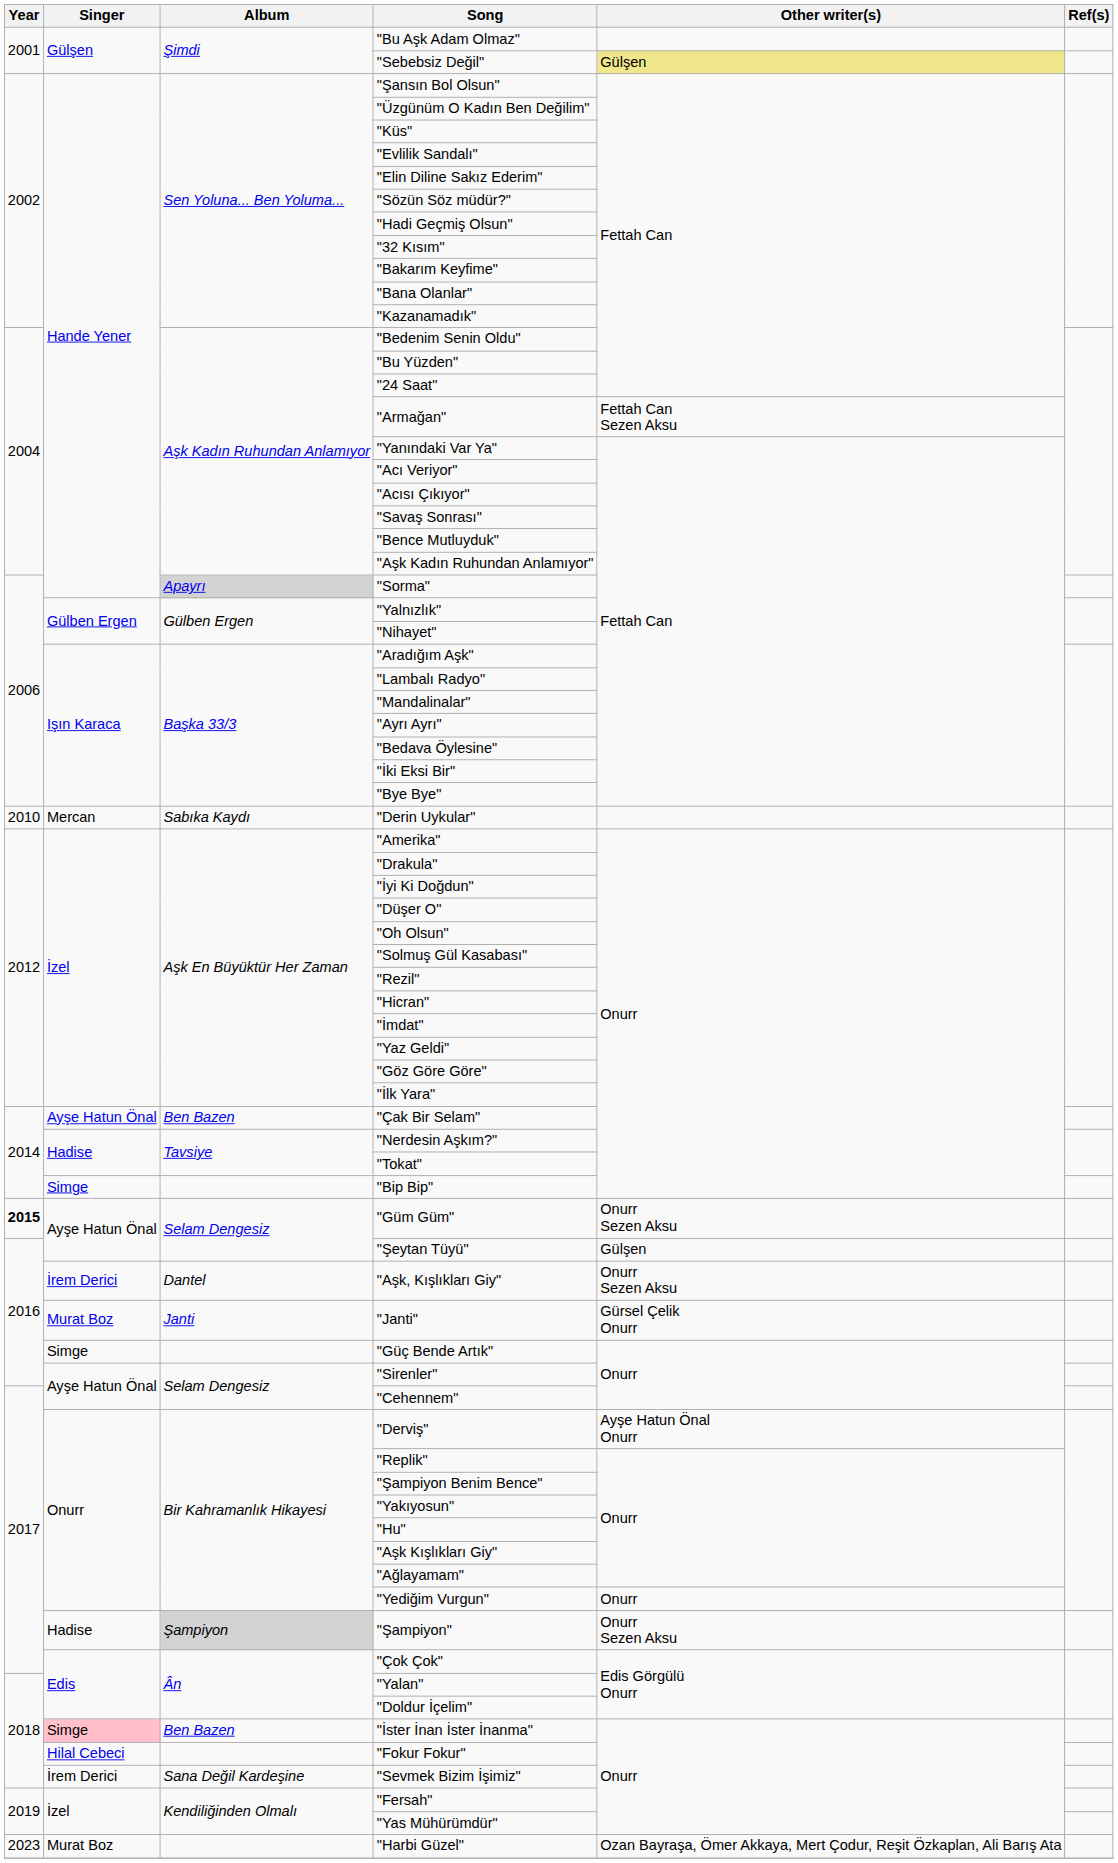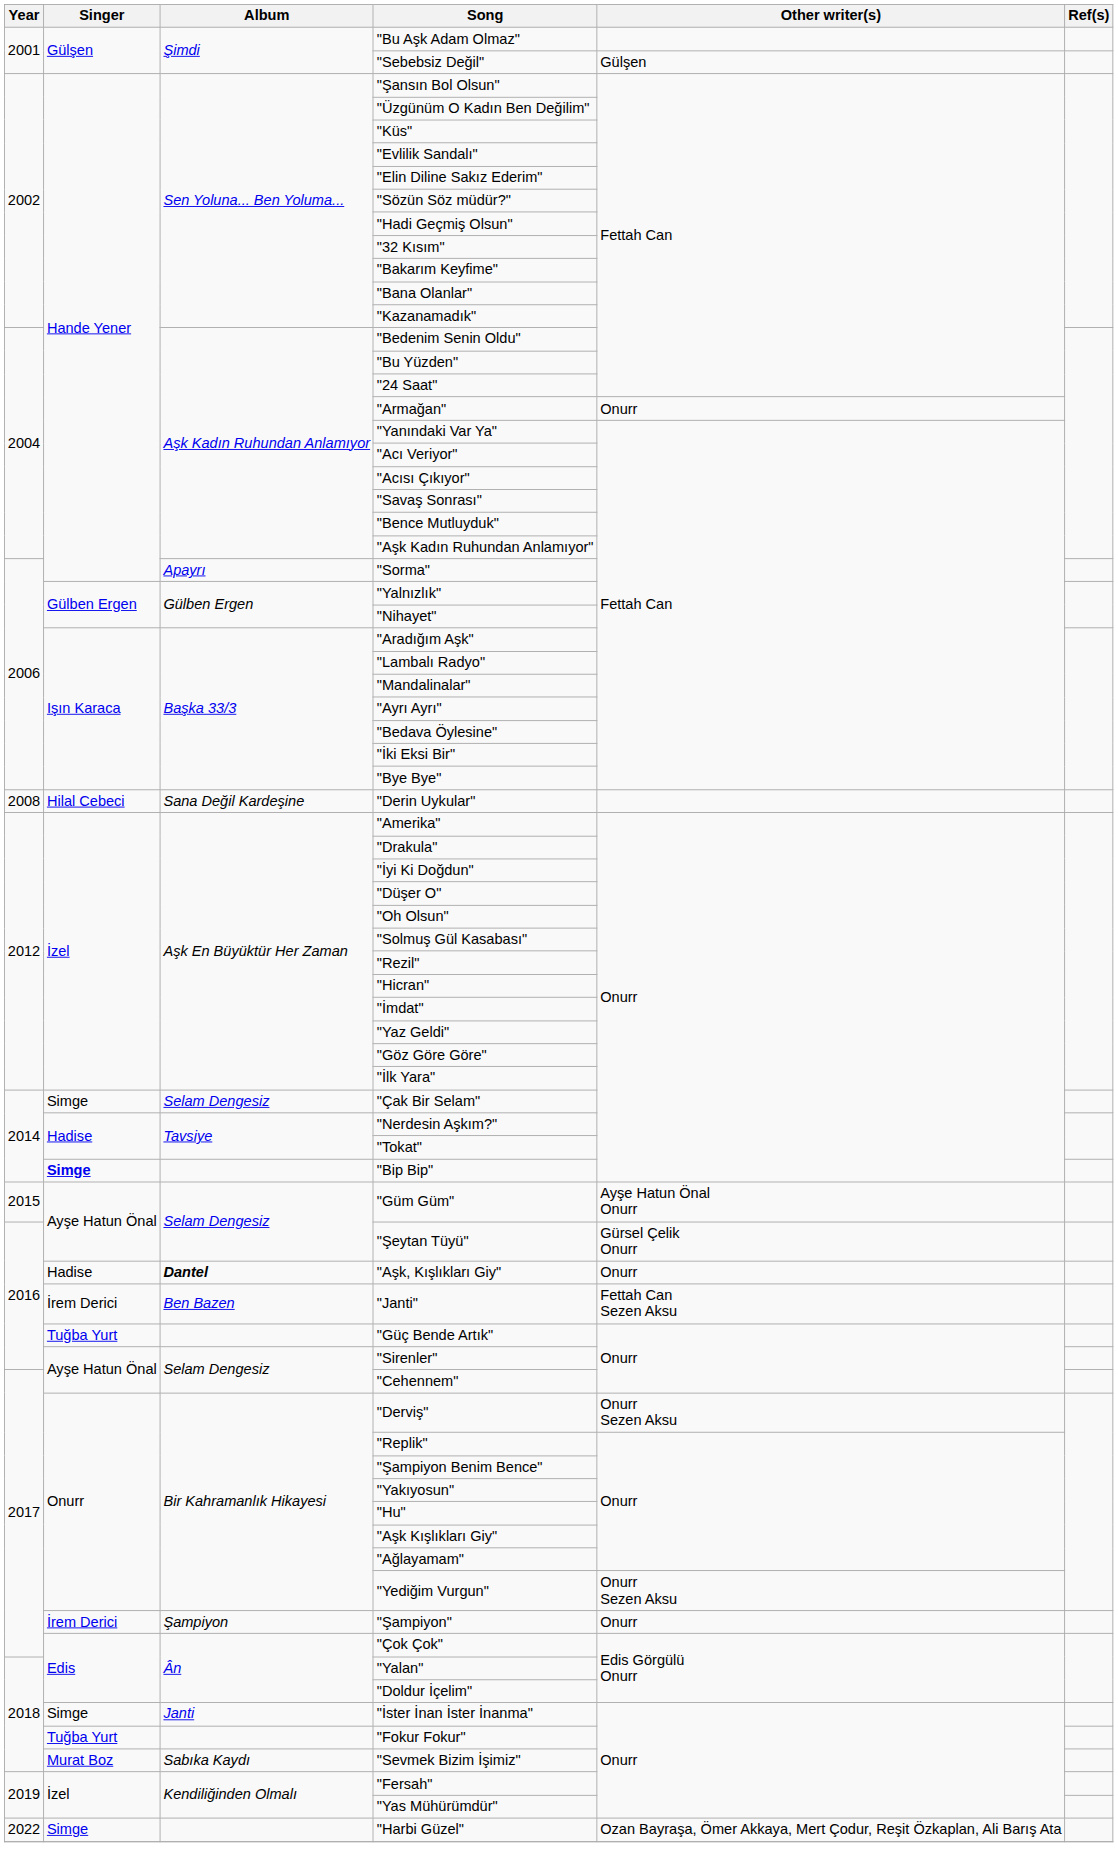(623, 62) khaki background -> (623, 62) no background
(639, 416) Fettah Can Sezen Aksu -> (619, 408) Onurr
(184, 586) lightgrey background -> (184, 570) no background
(24, 817) 2010 -> (24, 801) 2008
(71, 817) Mercan -> (86, 801) Hilal Cebeci
(207, 817) Sabıka Kaydı -> (234, 801) Sana Değil Kardeşine
(102, 1117) Ayşe Hatun Önal -> (68, 1101) Simge
(199, 1117) Ben Bazen -> (216, 1101) Selam Dengesiz
(68, 1186) normal -> (69, 1170) bold
(24, 1218) bold -> (24, 1201) normal
(639, 1218) Onurr Sezen Aksu -> (655, 1201) Ayşe Hatun Önal Onurr
(623, 1249) Gülşen -> (640, 1241) Gürsel Çelik Onurr
(82, 1280) İrem Derici -> (70, 1272) Hadise
(184, 1280) normal -> (186, 1272) bold
(639, 1280) Onurr Sezen Aksu -> (619, 1272) Onurr
(80, 1320) Murat Boz -> (82, 1303) İrem Derici
(179, 1320) Janti -> (199, 1303) Ben Bazen
(640, 1320) Gürsel Çelik Onurr -> (639, 1303) Fettah Can Sezen Aksu
(68, 1351) Simge -> (82, 1335) Tuğba Yurt
(655, 1429) Ayşe Hatun Önal Onurr -> (639, 1412) Onurr Sezen Aksu
(619, 1598) Onurr -> (639, 1590) Onurr Sezen Aksu
(70, 1630) Hadise -> (82, 1621) İrem Derici
(196, 1630) lightgrey background -> (196, 1621) no background
(639, 1630) Onurr Sezen Aksu -> (619, 1621) Onurr
(68, 1730) pink background -> (68, 1714) no background
(199, 1730) Ben Bazen -> (179, 1714) Janti
(86, 1753) Hilal Cebeci -> (82, 1737) Tuğba Yurt
(82, 1776) İrem Derici -> (80, 1760) Murat Boz
(234, 1776) Sana Değil Kardeşine -> (207, 1760) Sabıka Kaydı
(24, 1846) 2023 -> (24, 1829) 2022
(80, 1846) Murat Boz -> (68, 1829) Simge
